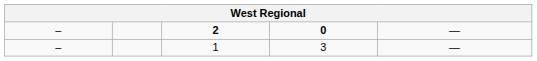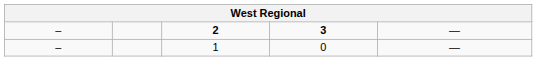(323, 31) 0 -> (323, 31) 3
(323, 48) 3 -> (323, 48) 0
